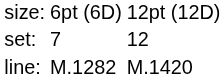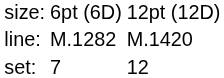rows swapped: (20, 40) <-> (23, 67)
